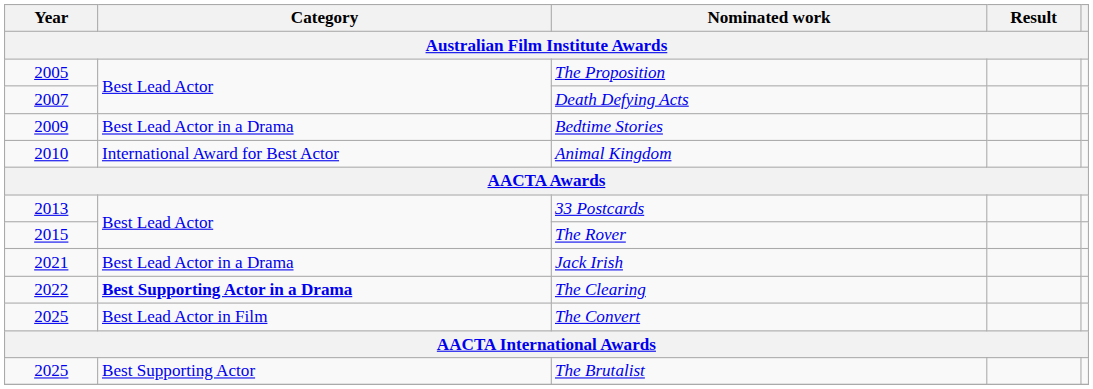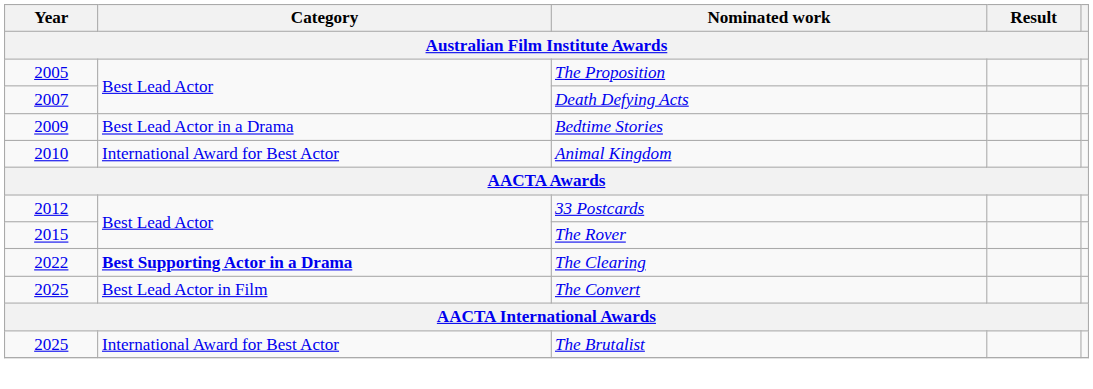(51, 208) 2013 -> (51, 208) 2012
- row: (589, 262)
(179, 371) Best Supporting Actor -> (221, 343) International Award for Best Actor
